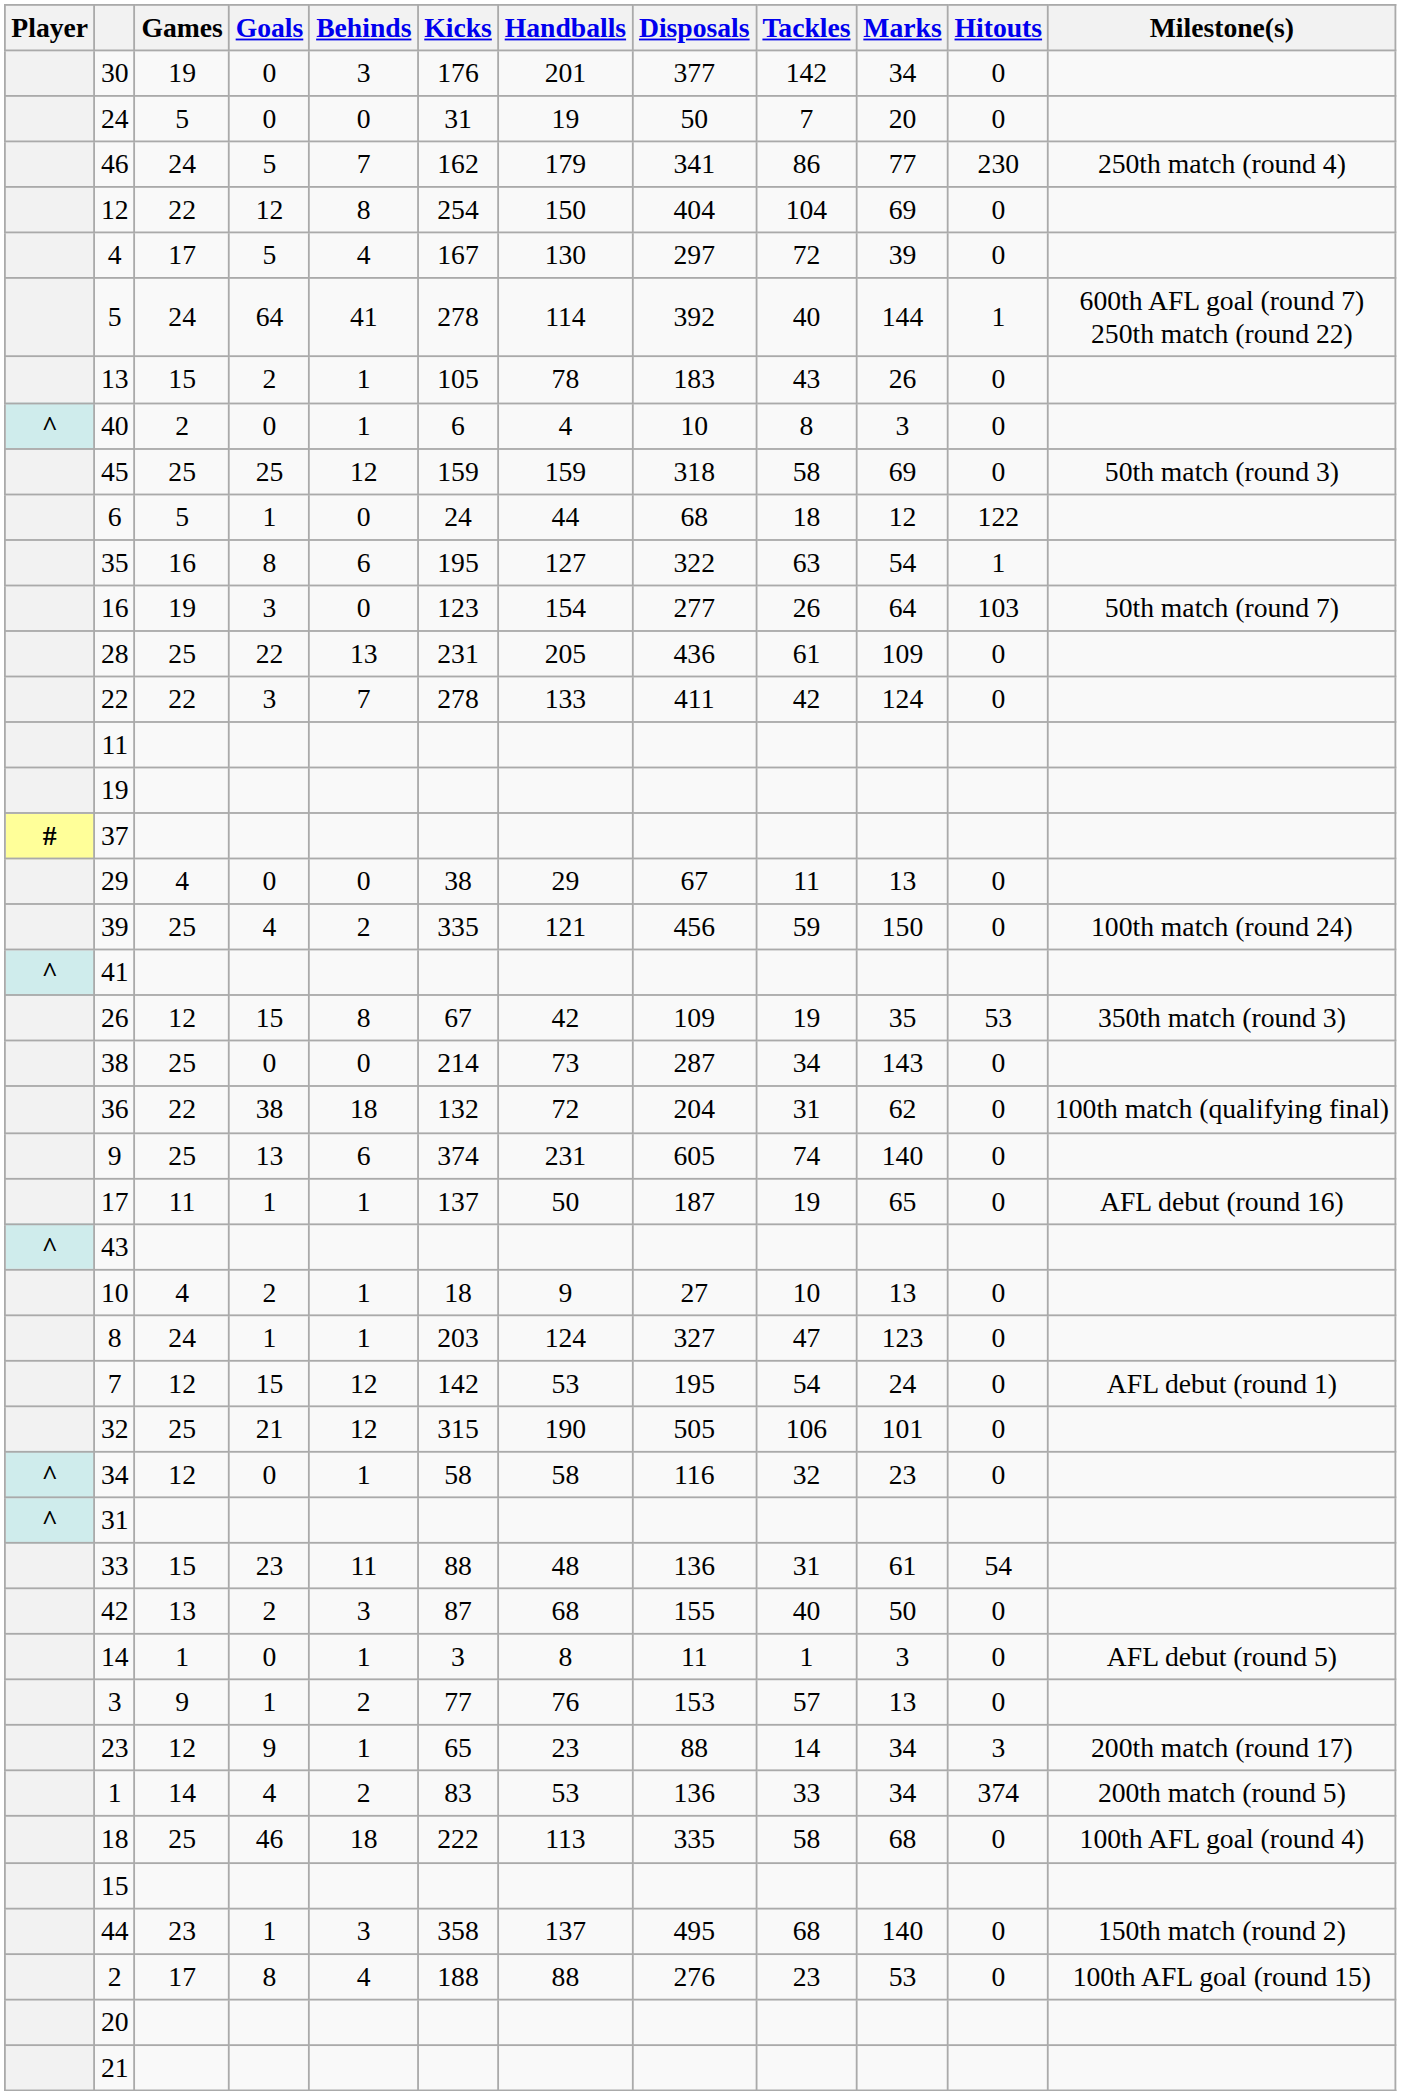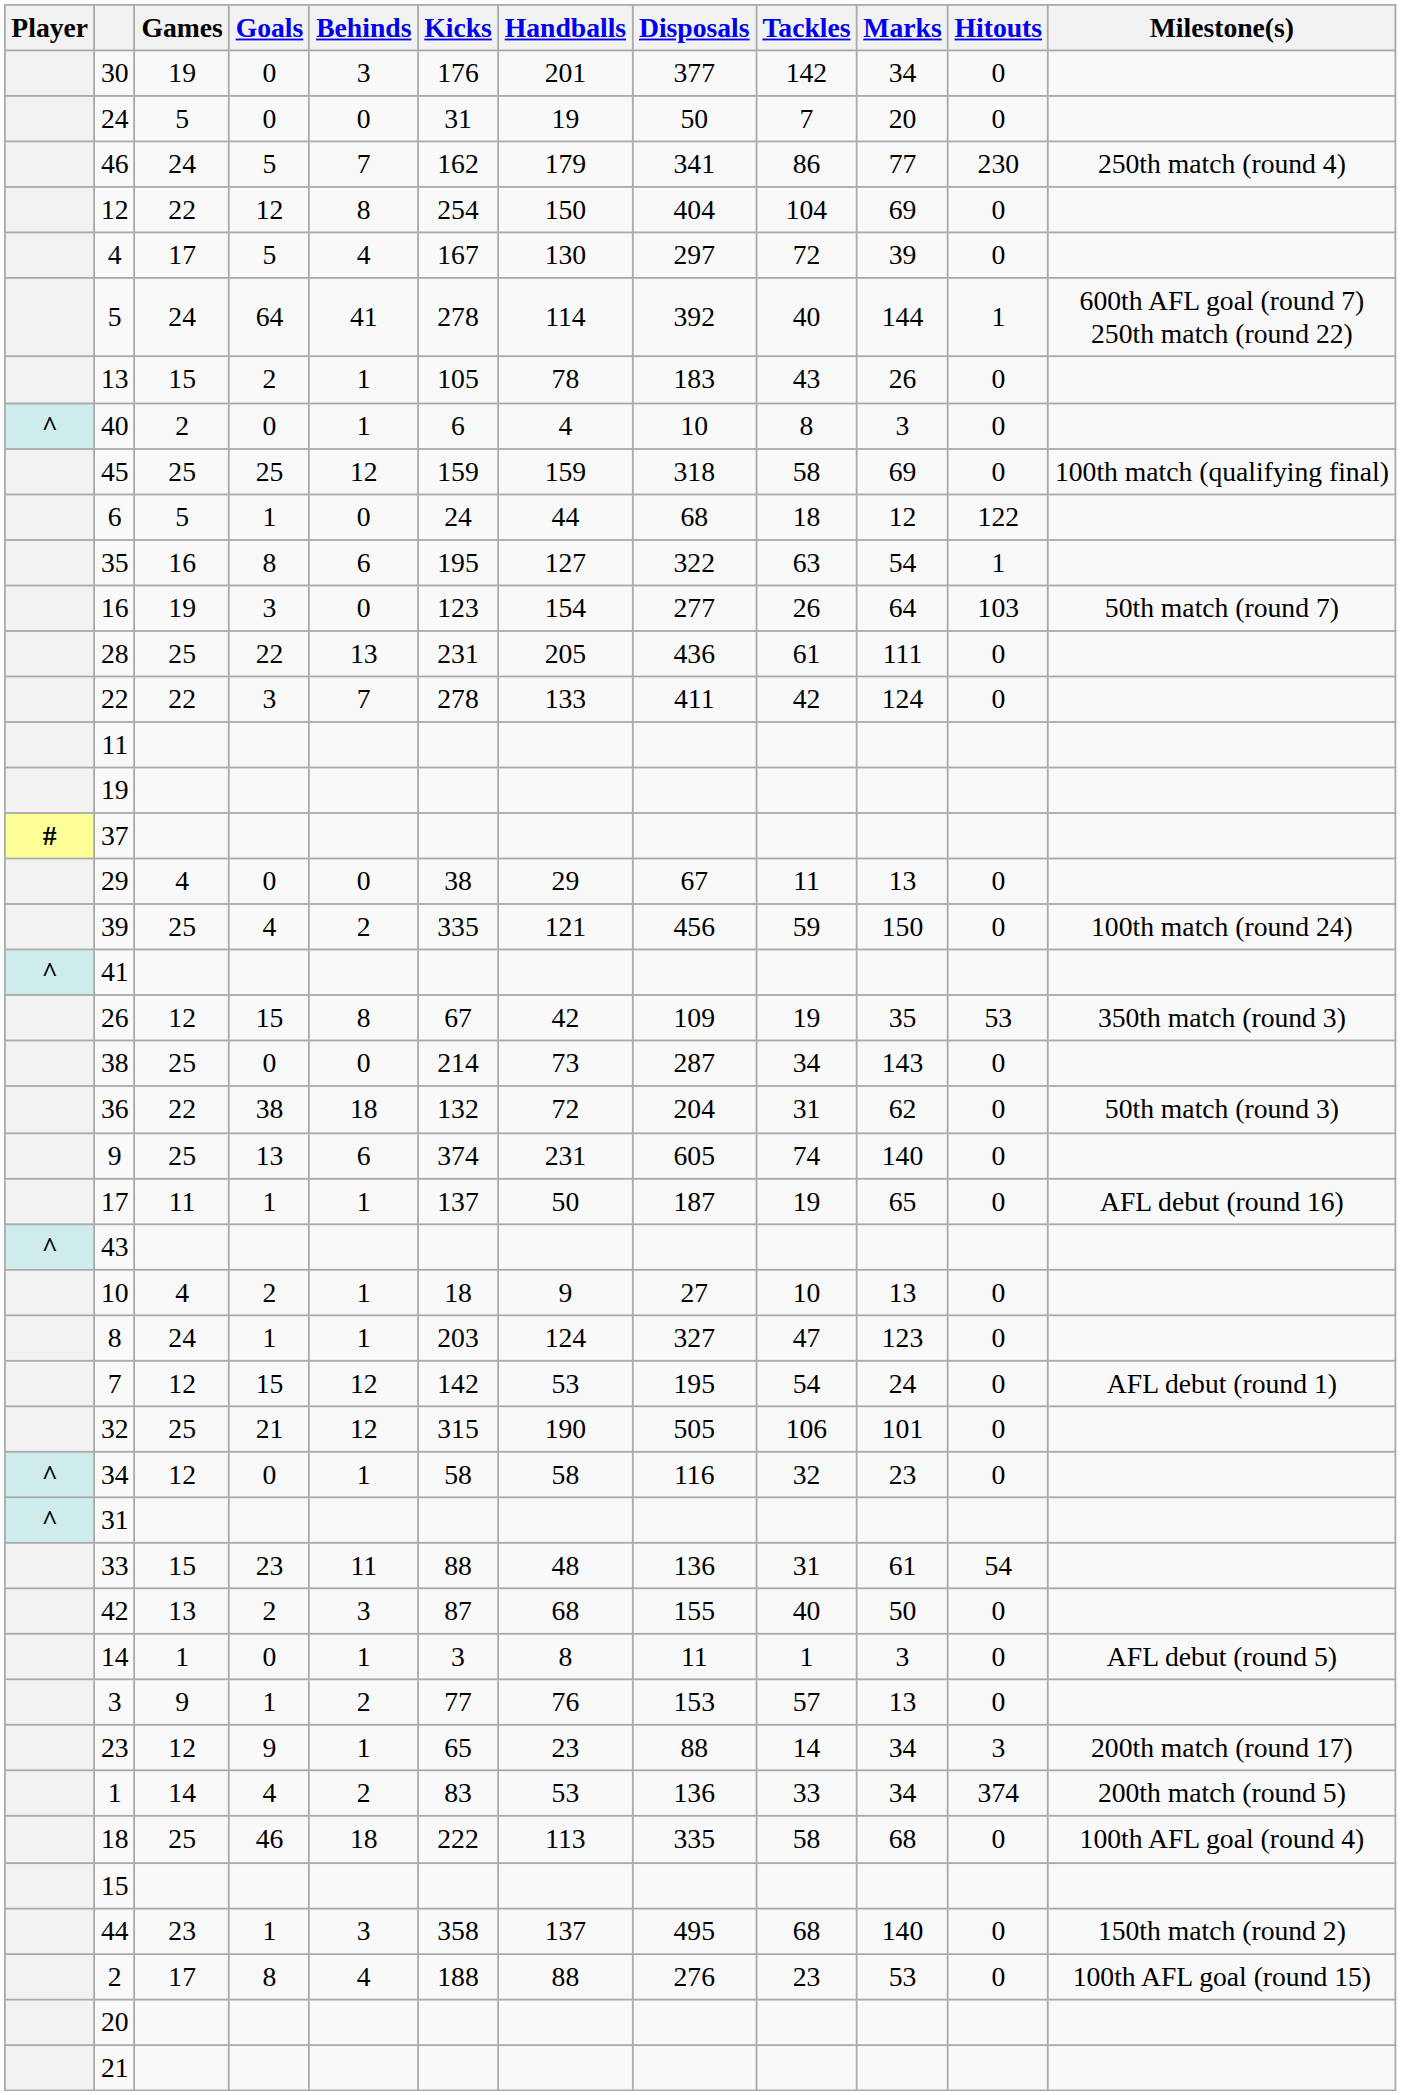(1222, 470) 50th match (round 3) -> (1222, 470) 100th match (qualifying final)
(903, 653) 109 -> (903, 653) 111
(1222, 1109) 100th match (qualifying final) -> (1222, 1109) 50th match (round 3)
